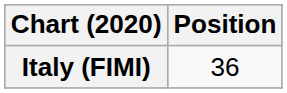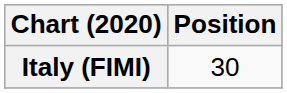(225, 66) 36 -> (225, 66) 30
